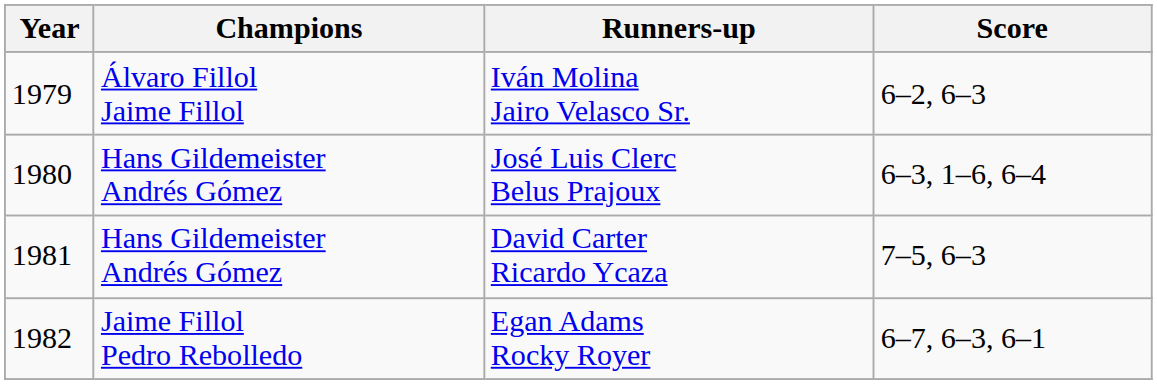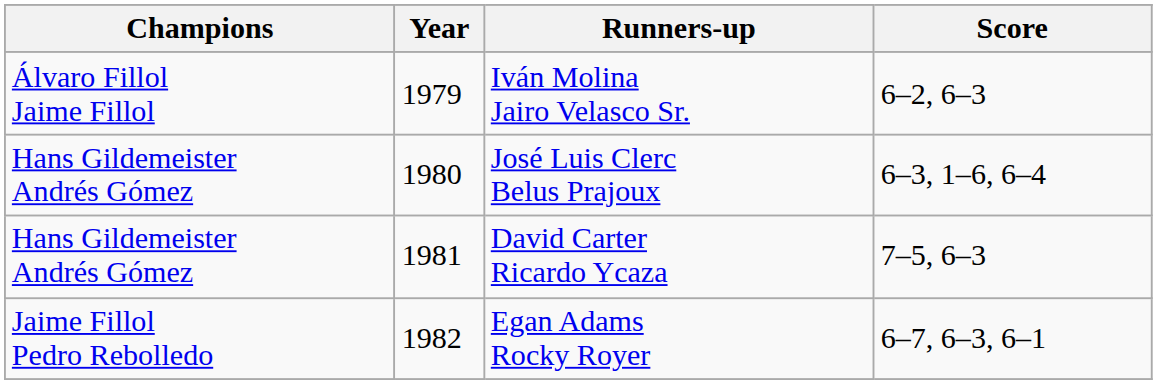columns swapped: (49, 28) <-> (289, 28)
